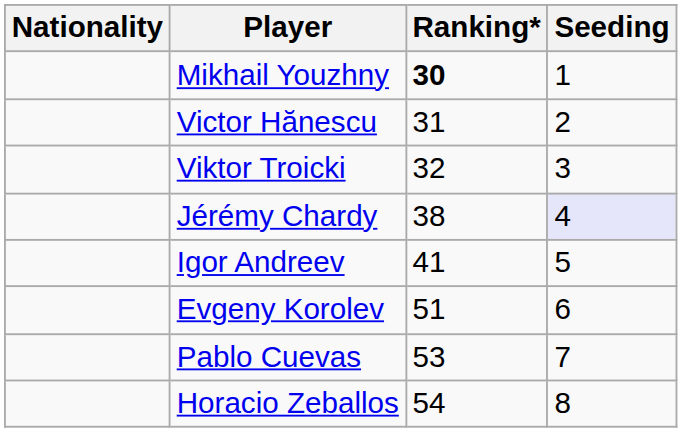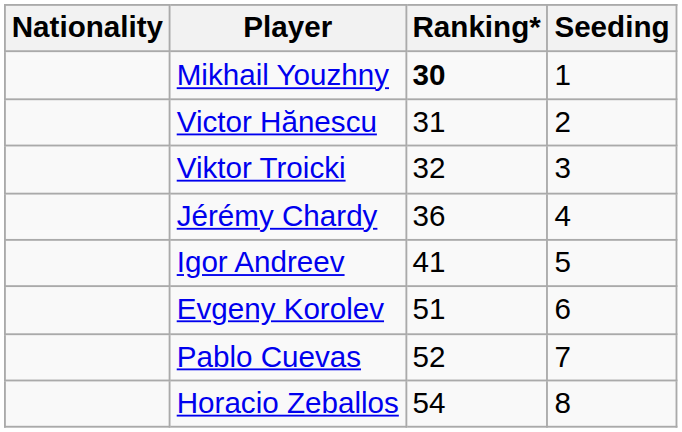(429, 215) 38 -> (429, 215) 36
(563, 215) lavender background -> (563, 215) no background
(429, 356) 53 -> (429, 356) 52
